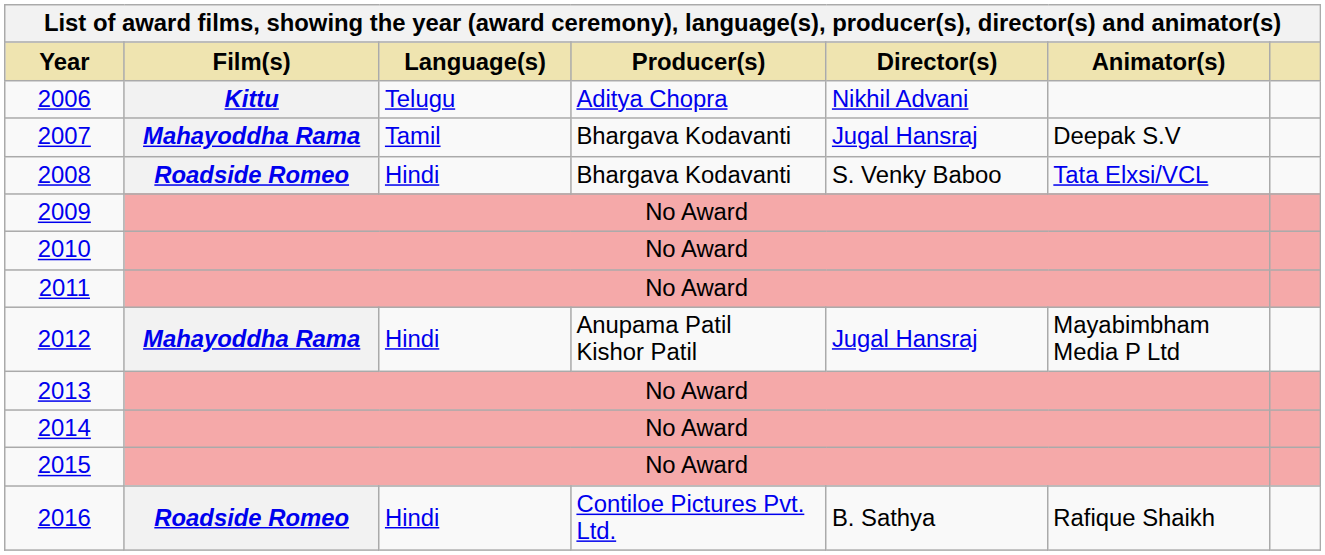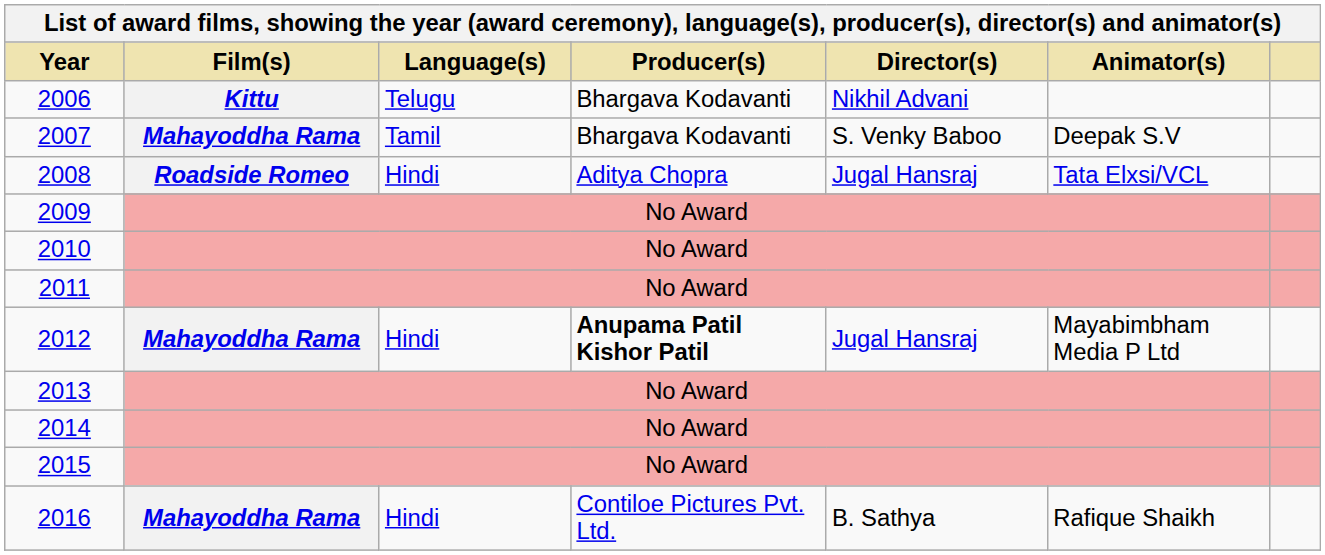(652, 99) Aditya Chopra -> (684, 99) Bhargava Kodavanti
(905, 136) Jugal Hansraj -> (917, 136) S. Venky Baboo
(684, 174) Bhargava Kodavanti -> (652, 174) Aditya Chopra
(917, 174) S. Venky Baboo -> (905, 174) Jugal Hansraj
(654, 339) normal -> (659, 339) bold
(252, 517) Roadside Romeo -> (252, 517) Mahayoddha Rama
